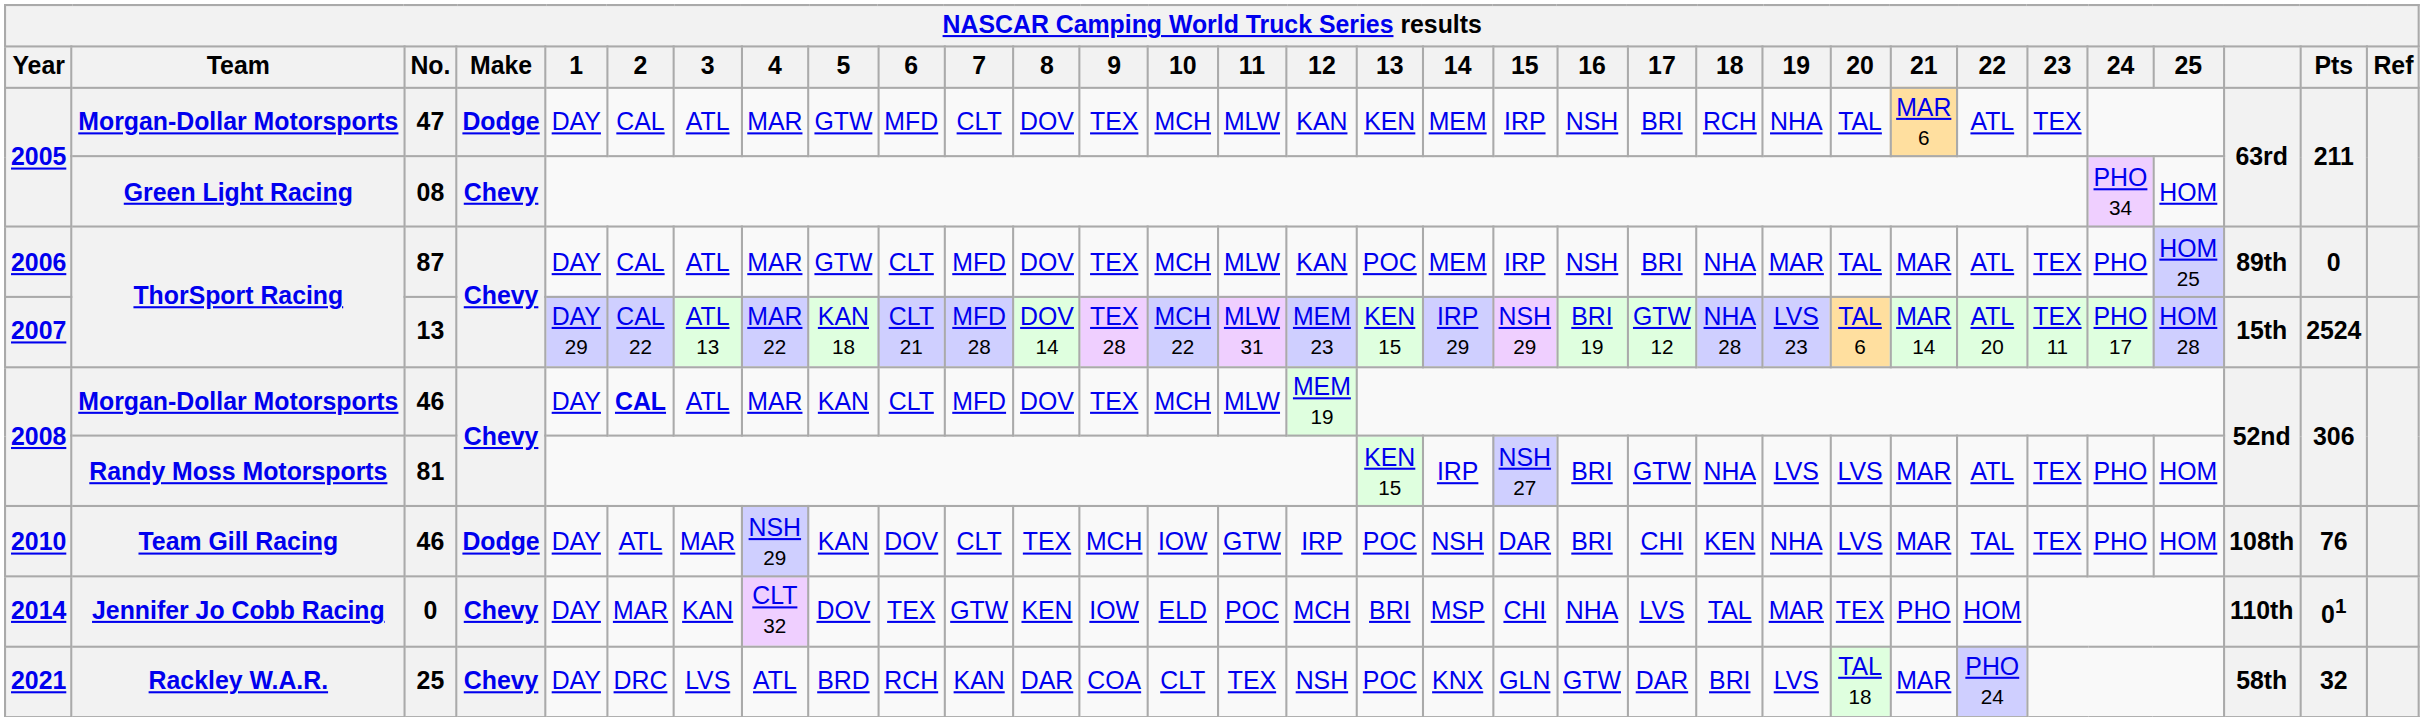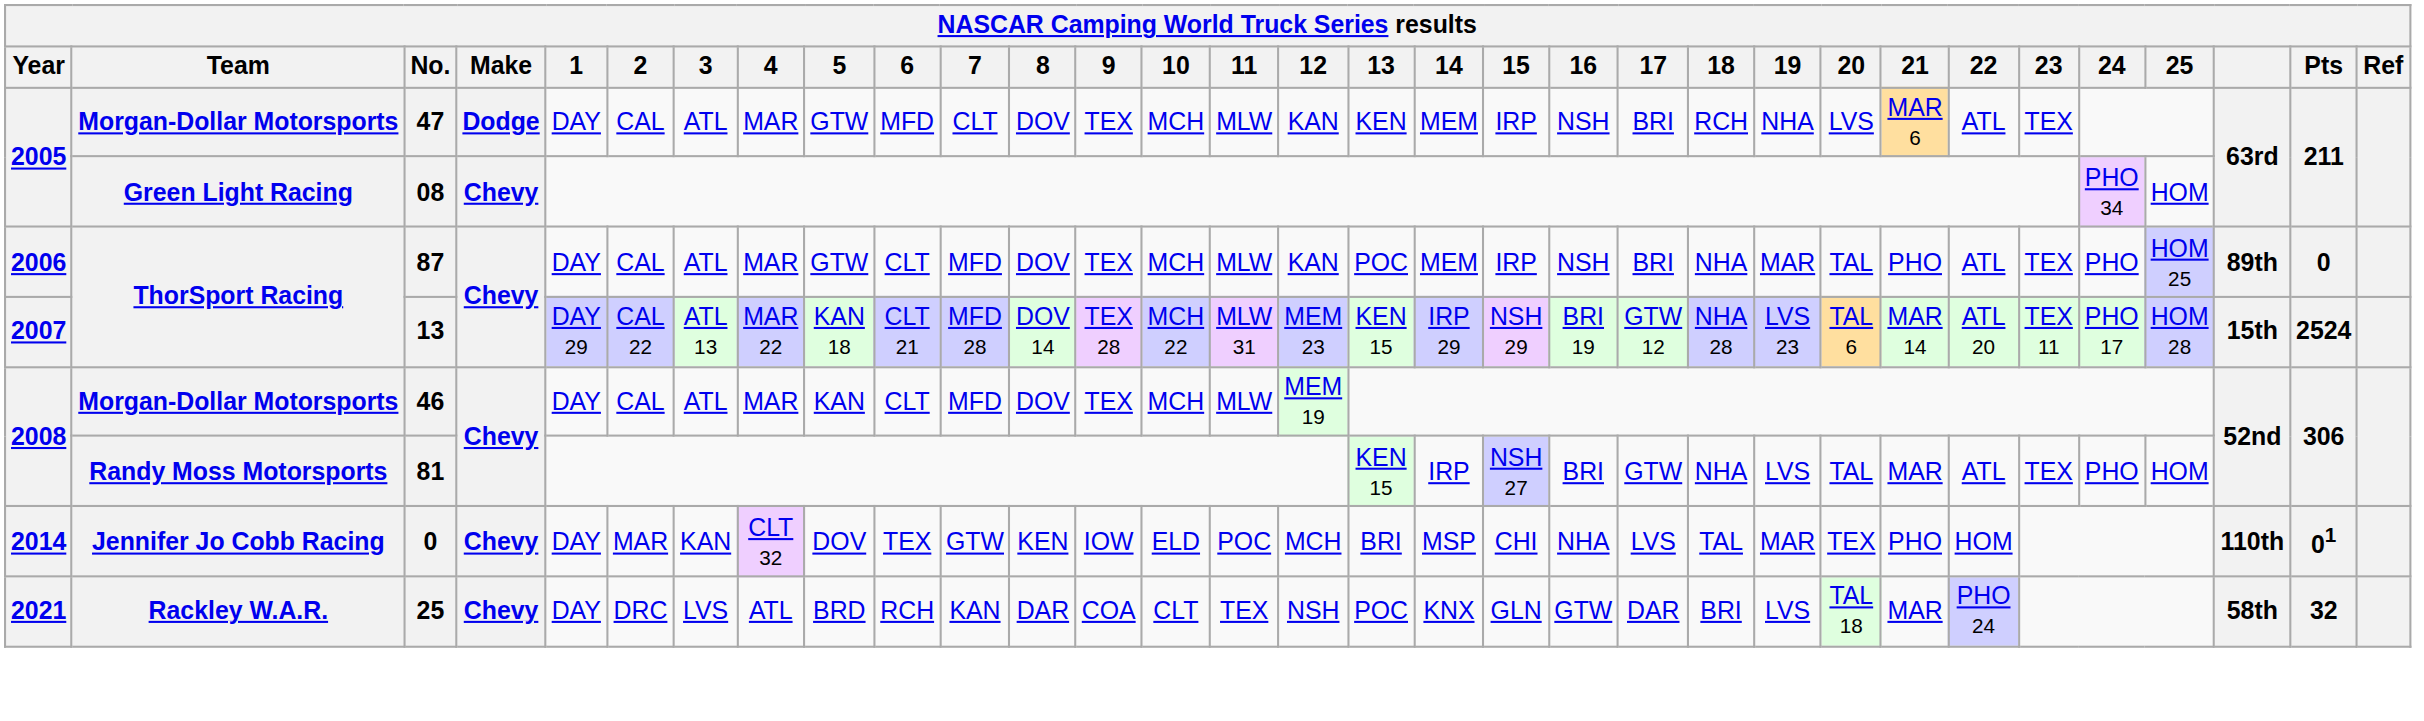(1860, 122) TAL -> (1851, 122) LVS
(1924, 262) MAR -> (1915, 262) PHO
(641, 402) bold -> (640, 402) normal
(1860, 472) LVS -> (1851, 472) TAL
- row: (39, 541)
